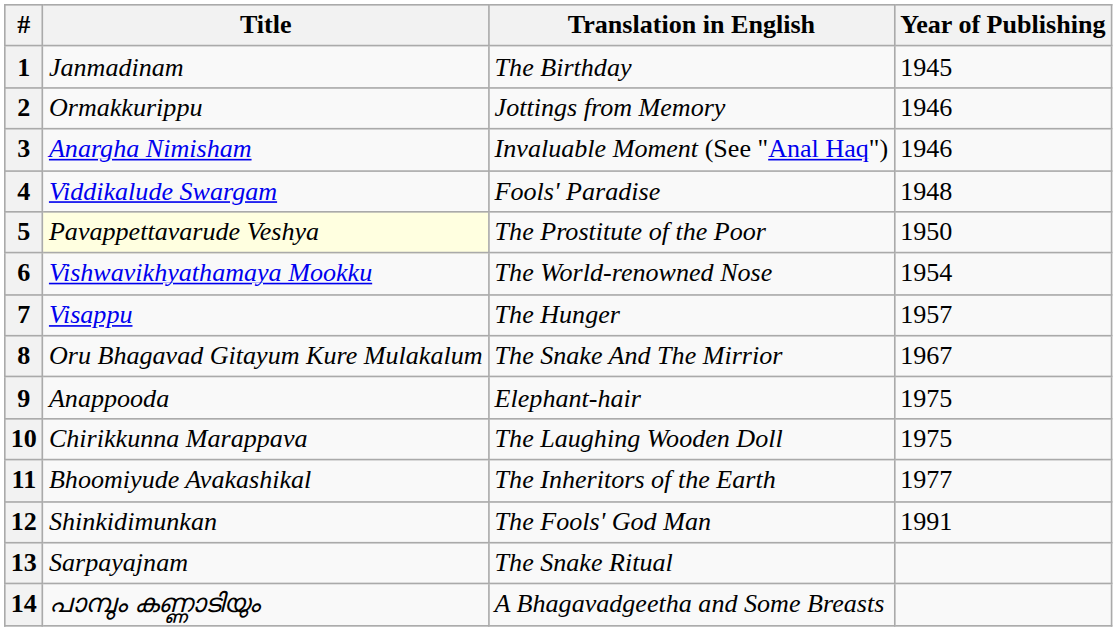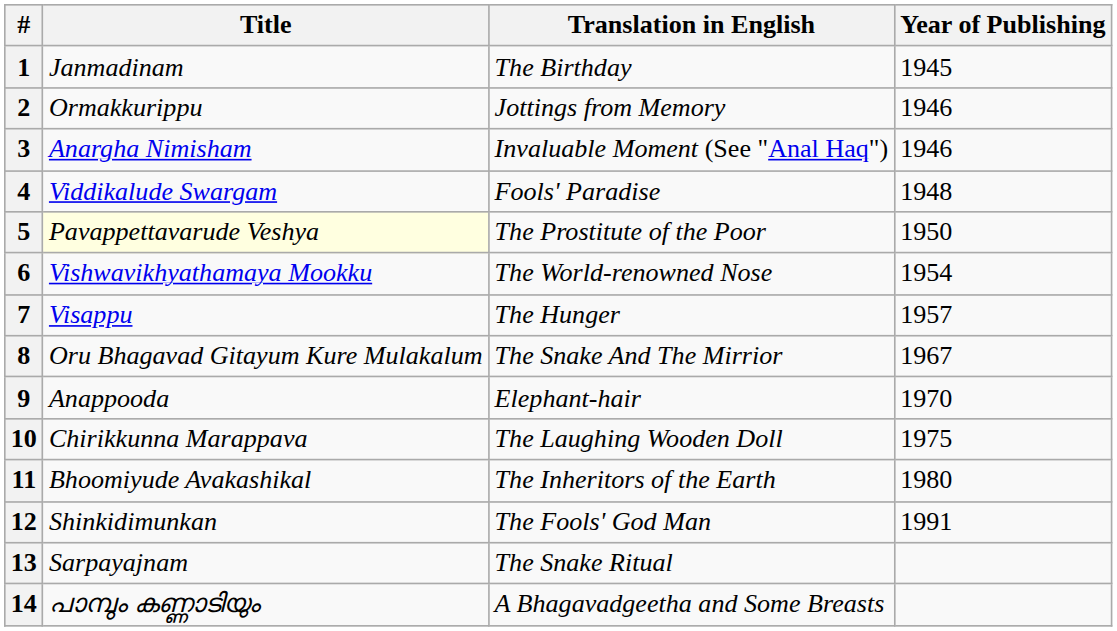(926, 397) 1975 -> (926, 397) 1970
(926, 480) 1977 -> (926, 480) 1980
